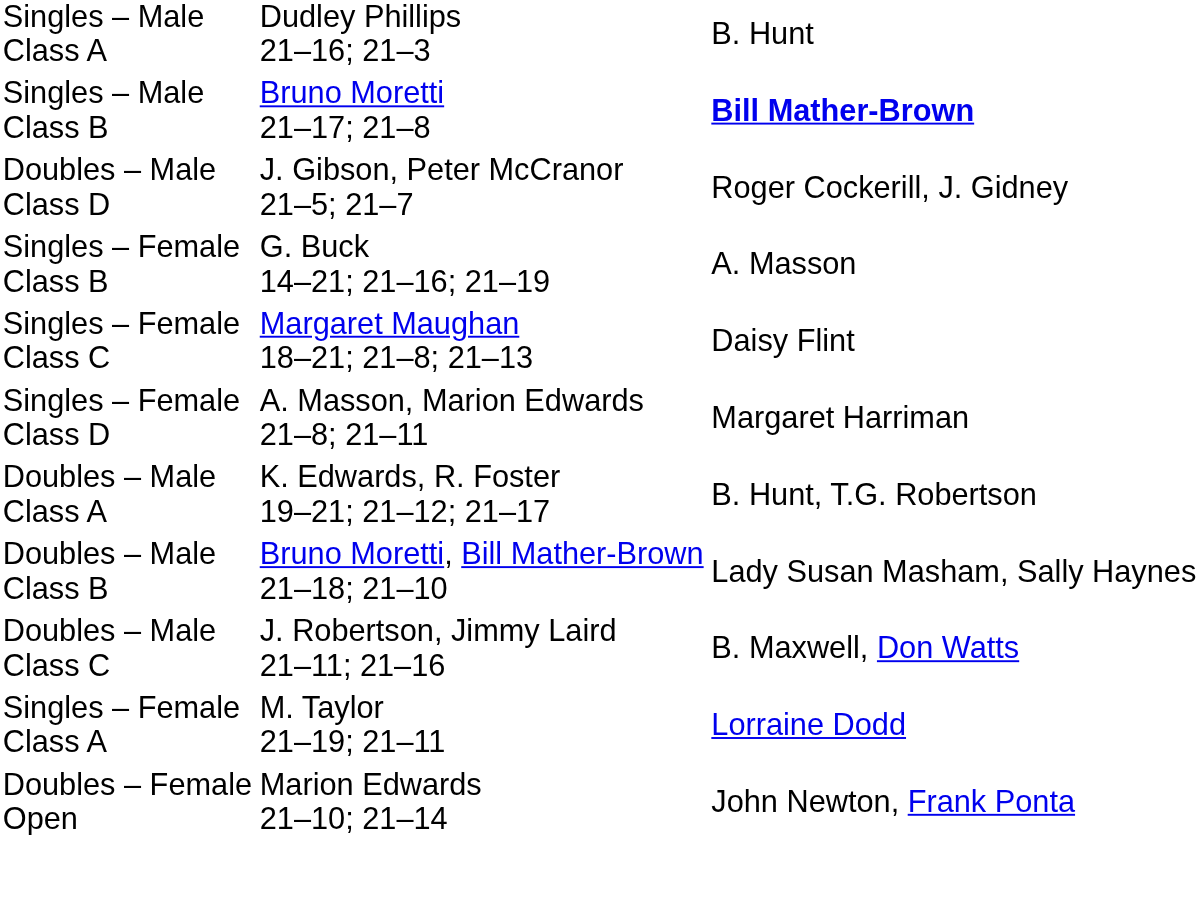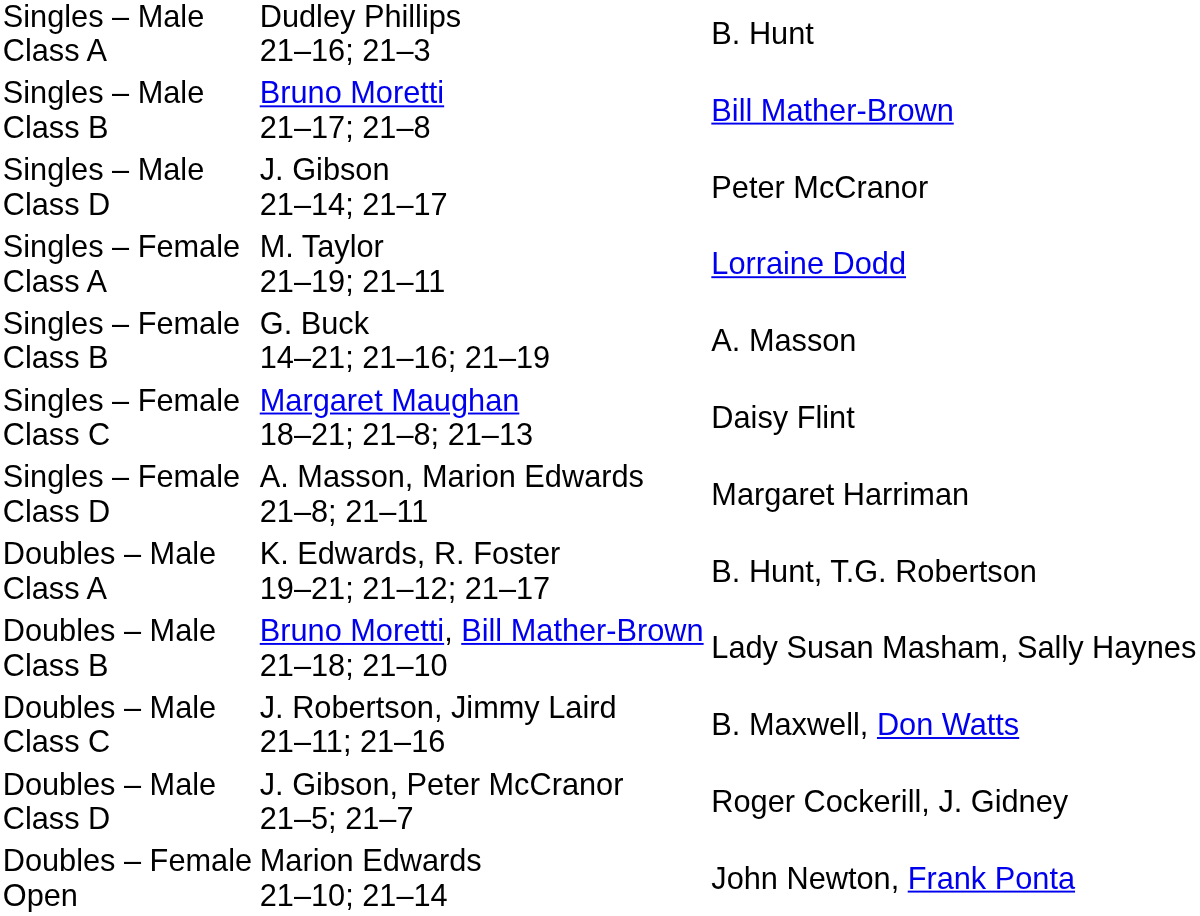(843, 110) bold -> (833, 110) normal
+ row: (104, 187)
rows swapped: (121, 725) <-> (109, 187)
